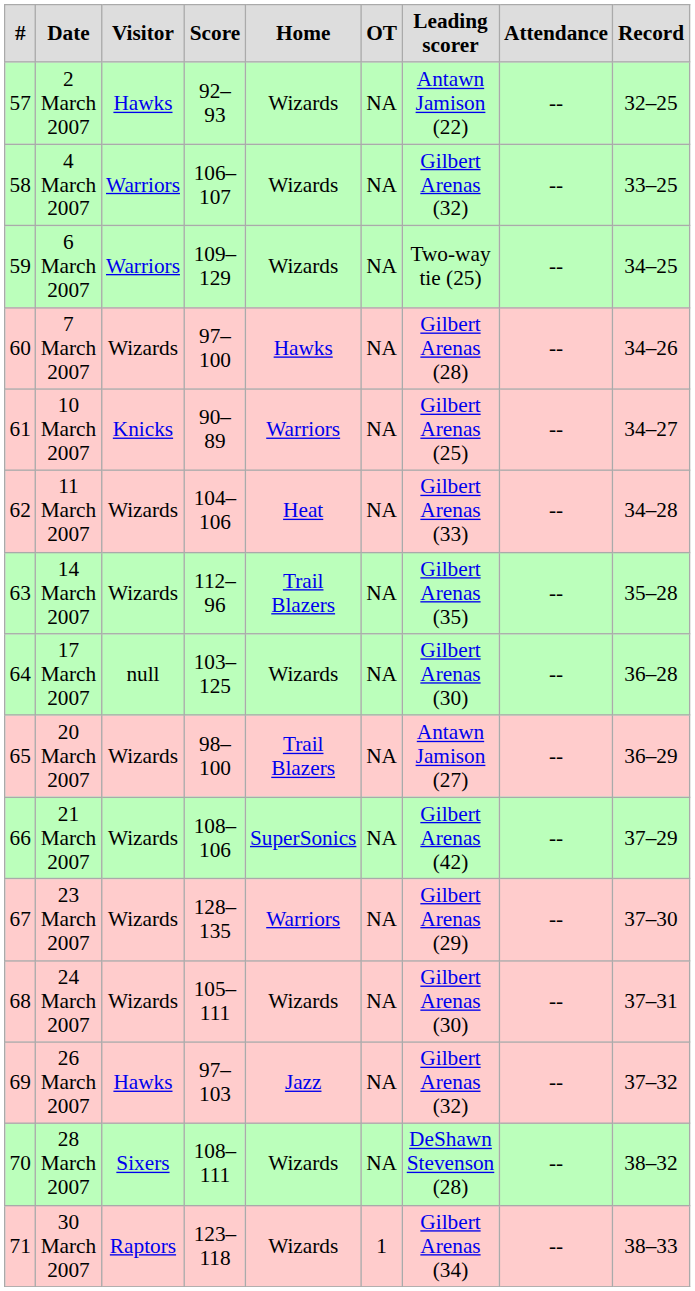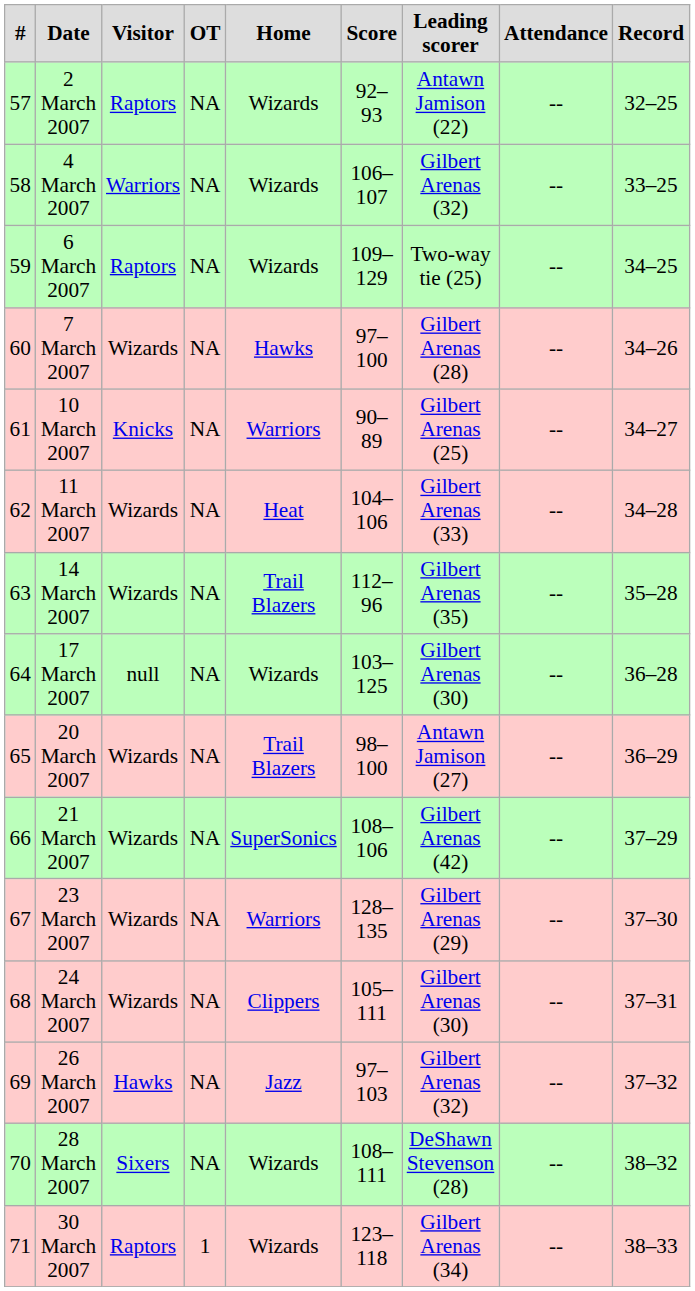columns swapped: (215, 33) <-> (382, 33)
(143, 103) Hawks -> (143, 103) Raptors
(143, 266) Warriors -> (143, 266) Raptors
(303, 1000) Wizards -> (284, 1000) Clippers
